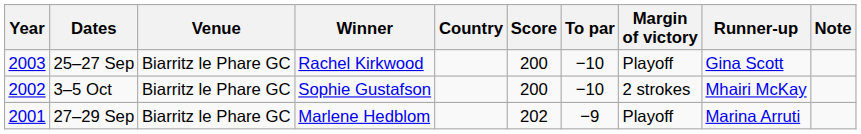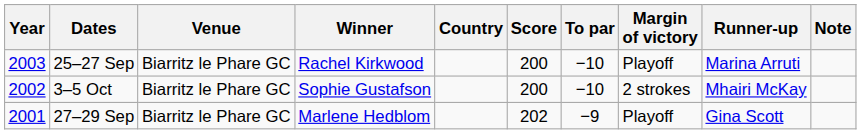(744, 63) Gina Scott -> (753, 63) Marina Arruti
(753, 116) Marina Arruti -> (744, 116) Gina Scott
